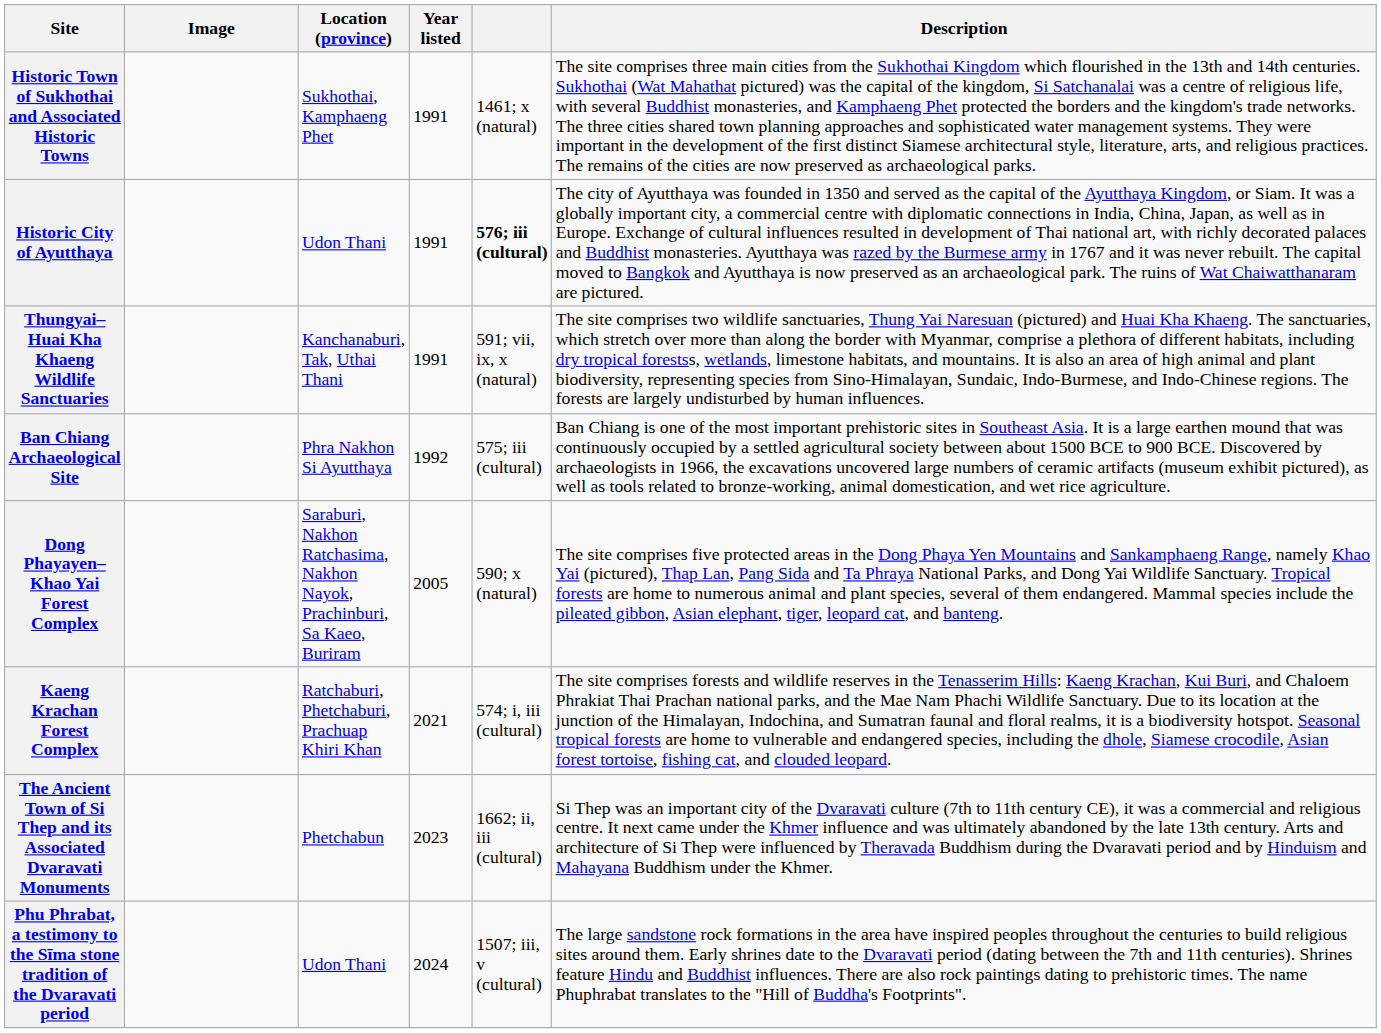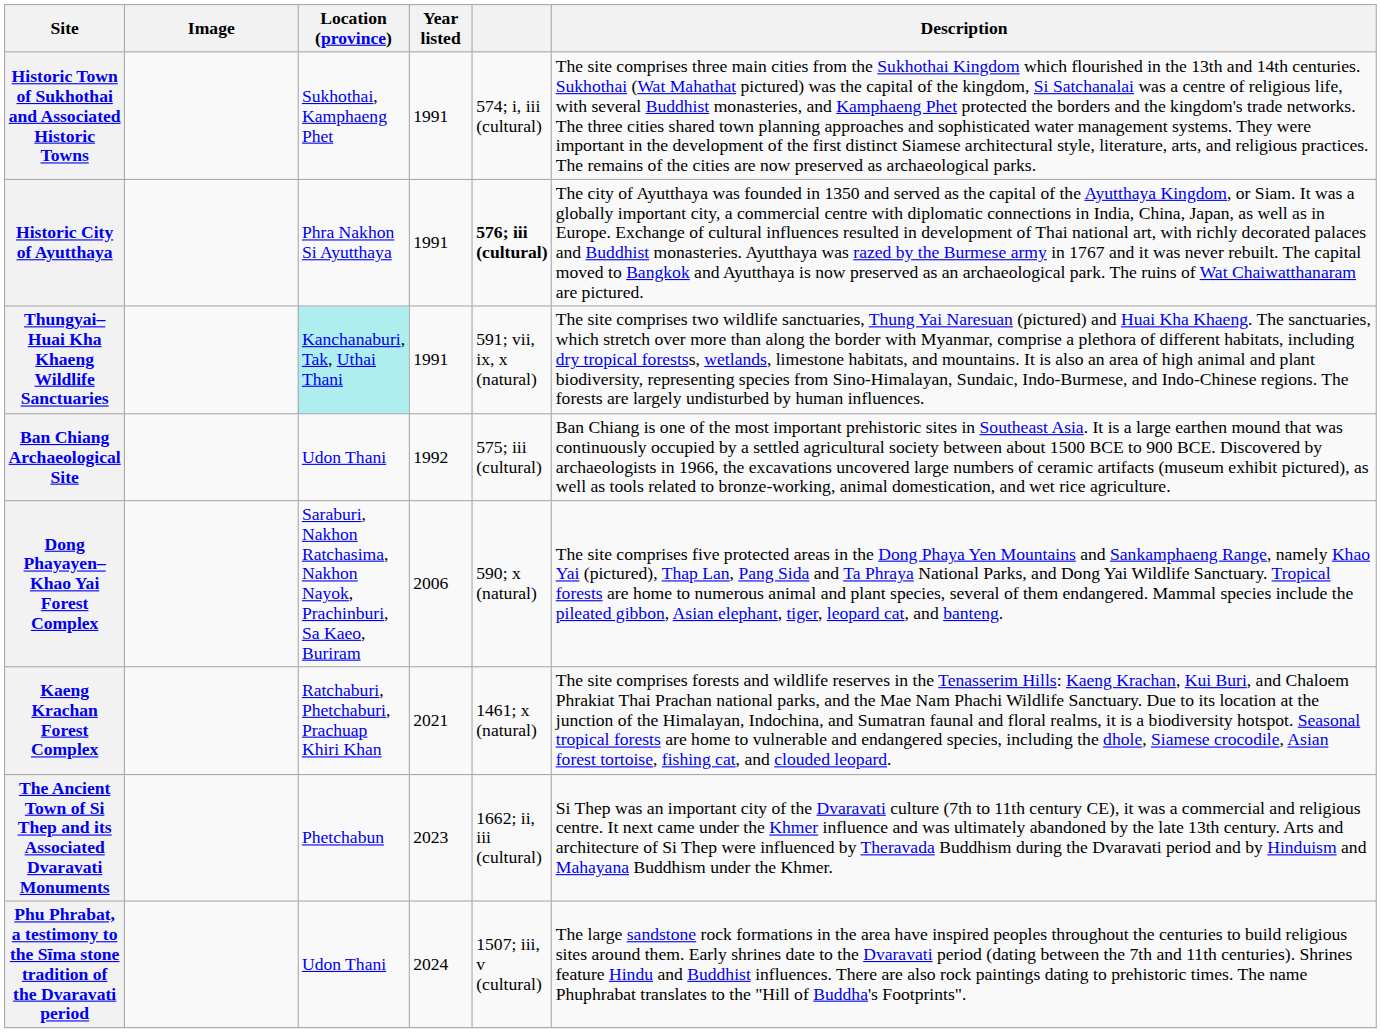(507, 115) 1461; x (natural) -> (509, 115) 574; i, iii (cultural)
(344, 242) Udon Thani -> (348, 242) Phra Nakhon Si Ayutthaya
(353, 359) no background -> (353, 359) paleturquoise background
(348, 456) Phra Nakhon Si Ayutthaya -> (344, 456) Udon Thani
(431, 583) 2005 -> (431, 583) 2006
(509, 720) 574; i, iii (cultural) -> (507, 720) 1461; x (natural)
